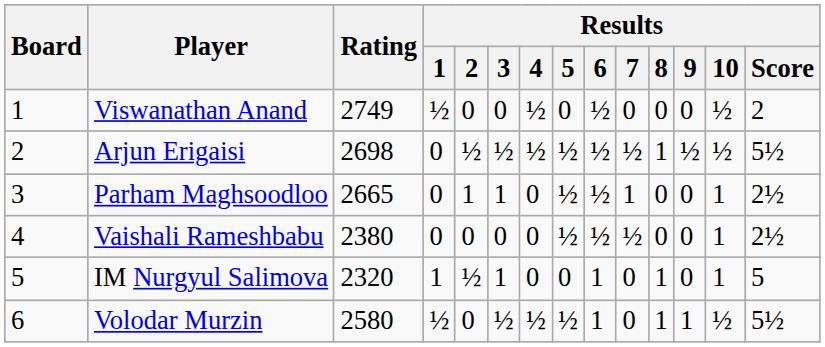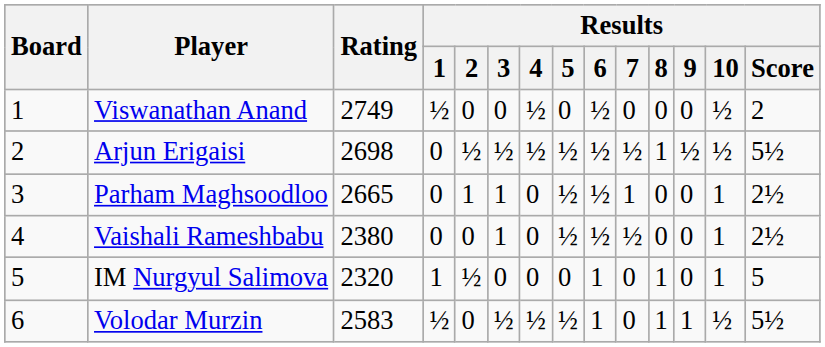(500, 236) 0 -> (500, 236) 1
(500, 278) 1 -> (500, 278) 0
(367, 320) 2580 -> (367, 320) 2583
